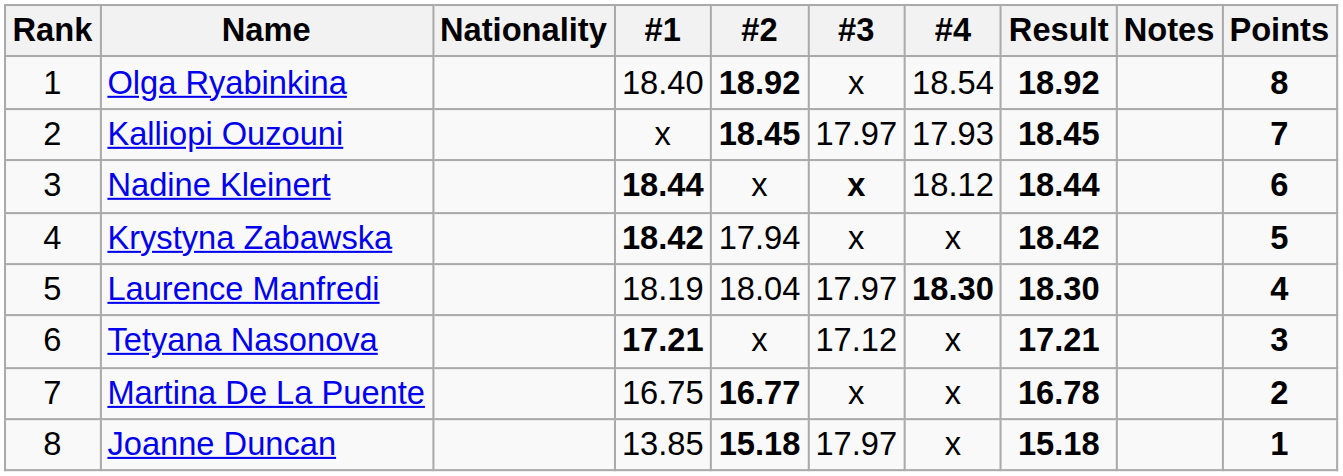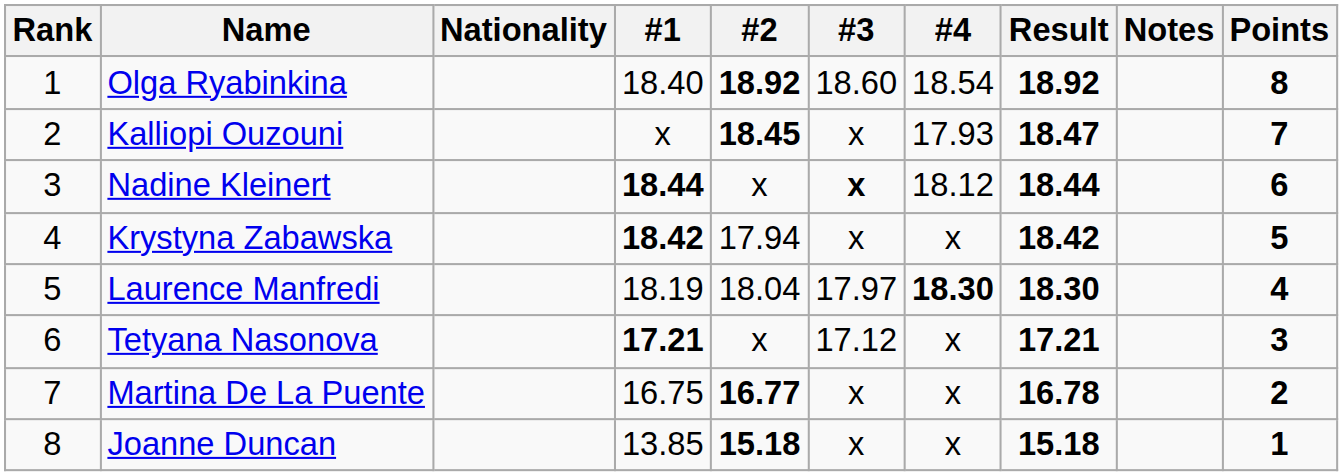(856, 82) x -> (856, 82) 18.60
(856, 133) 17.97 -> (856, 133) x
(1059, 133) 18.45 -> (1059, 133) 18.47
(856, 444) 17.97 -> (856, 444) x
